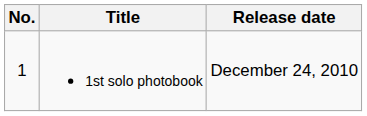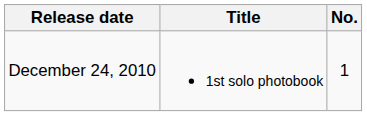columns swapped: (22, 17) <-> (284, 17)
